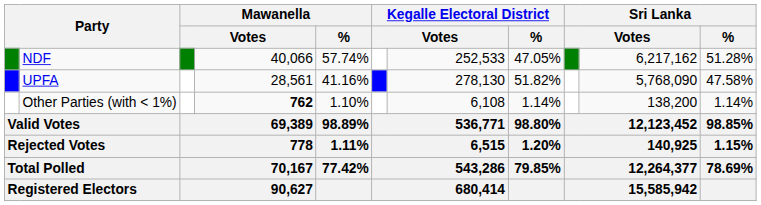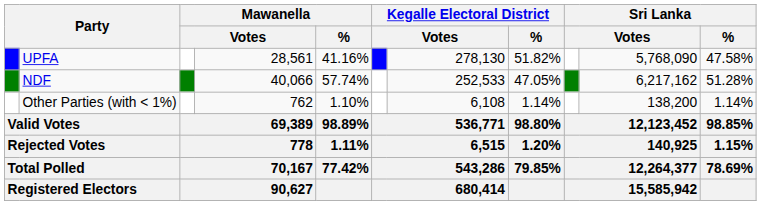rows swapped: (37, 59) <-> (41, 80)
(301, 102) bold -> (301, 102) normal
